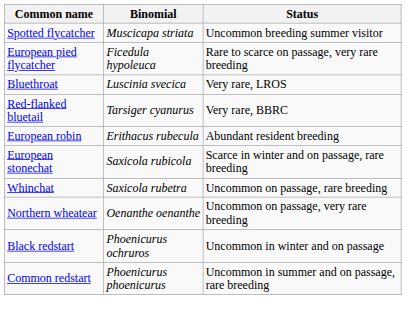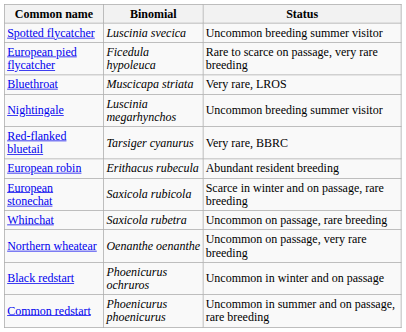(150, 33) Muscicapa striata -> (146, 33) Luscinia svecica
(146, 84) Luscinia svecica -> (150, 84) Muscicapa striata
+ row: (35, 110)
